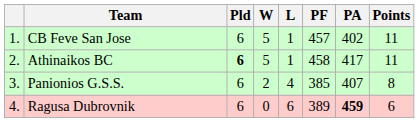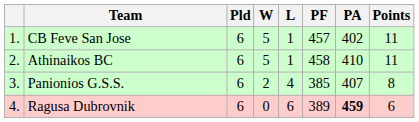(240, 60) bold -> (240, 60) normal
(352, 60) 417 -> (352, 60) 410
